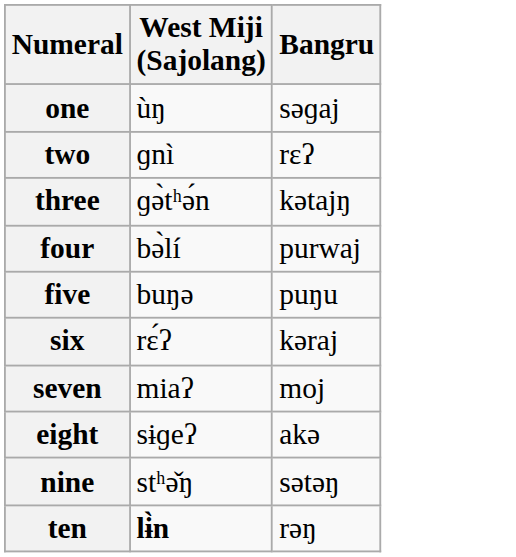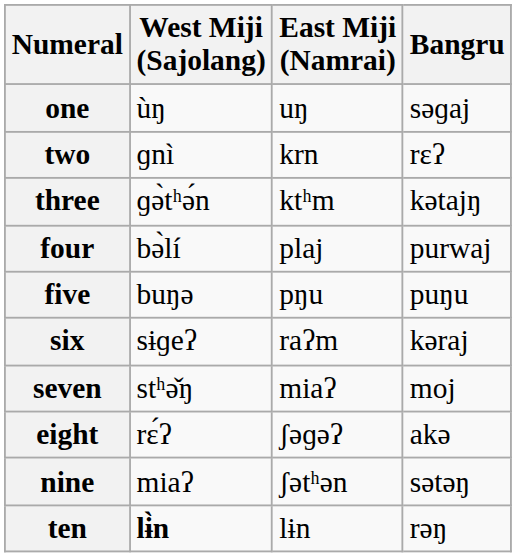+ column: (338, 44)
(154, 341) rɛ́ʔ -> (167, 341) sɨɡeʔ
(165, 387) miaʔ -> (165, 387) stʰə̌ŋ
(167, 434) sɨɡeʔ -> (154, 434) rɛ́ʔ
(165, 481) stʰə̌ŋ -> (165, 481) miaʔ
